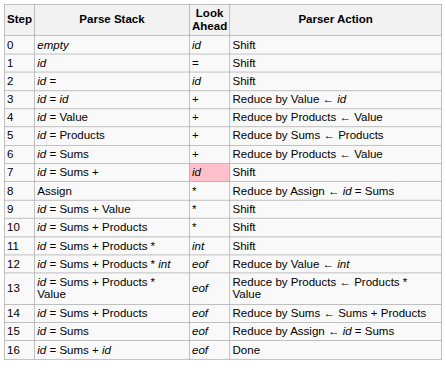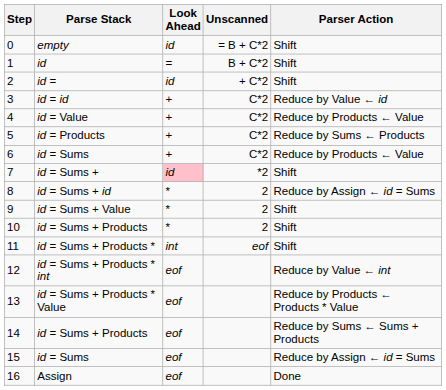+ column: (237, 20)
(55, 191) Assign -> (74, 191) id = Sums + id
(74, 350) id = Sums + id -> (55, 376) Assign
